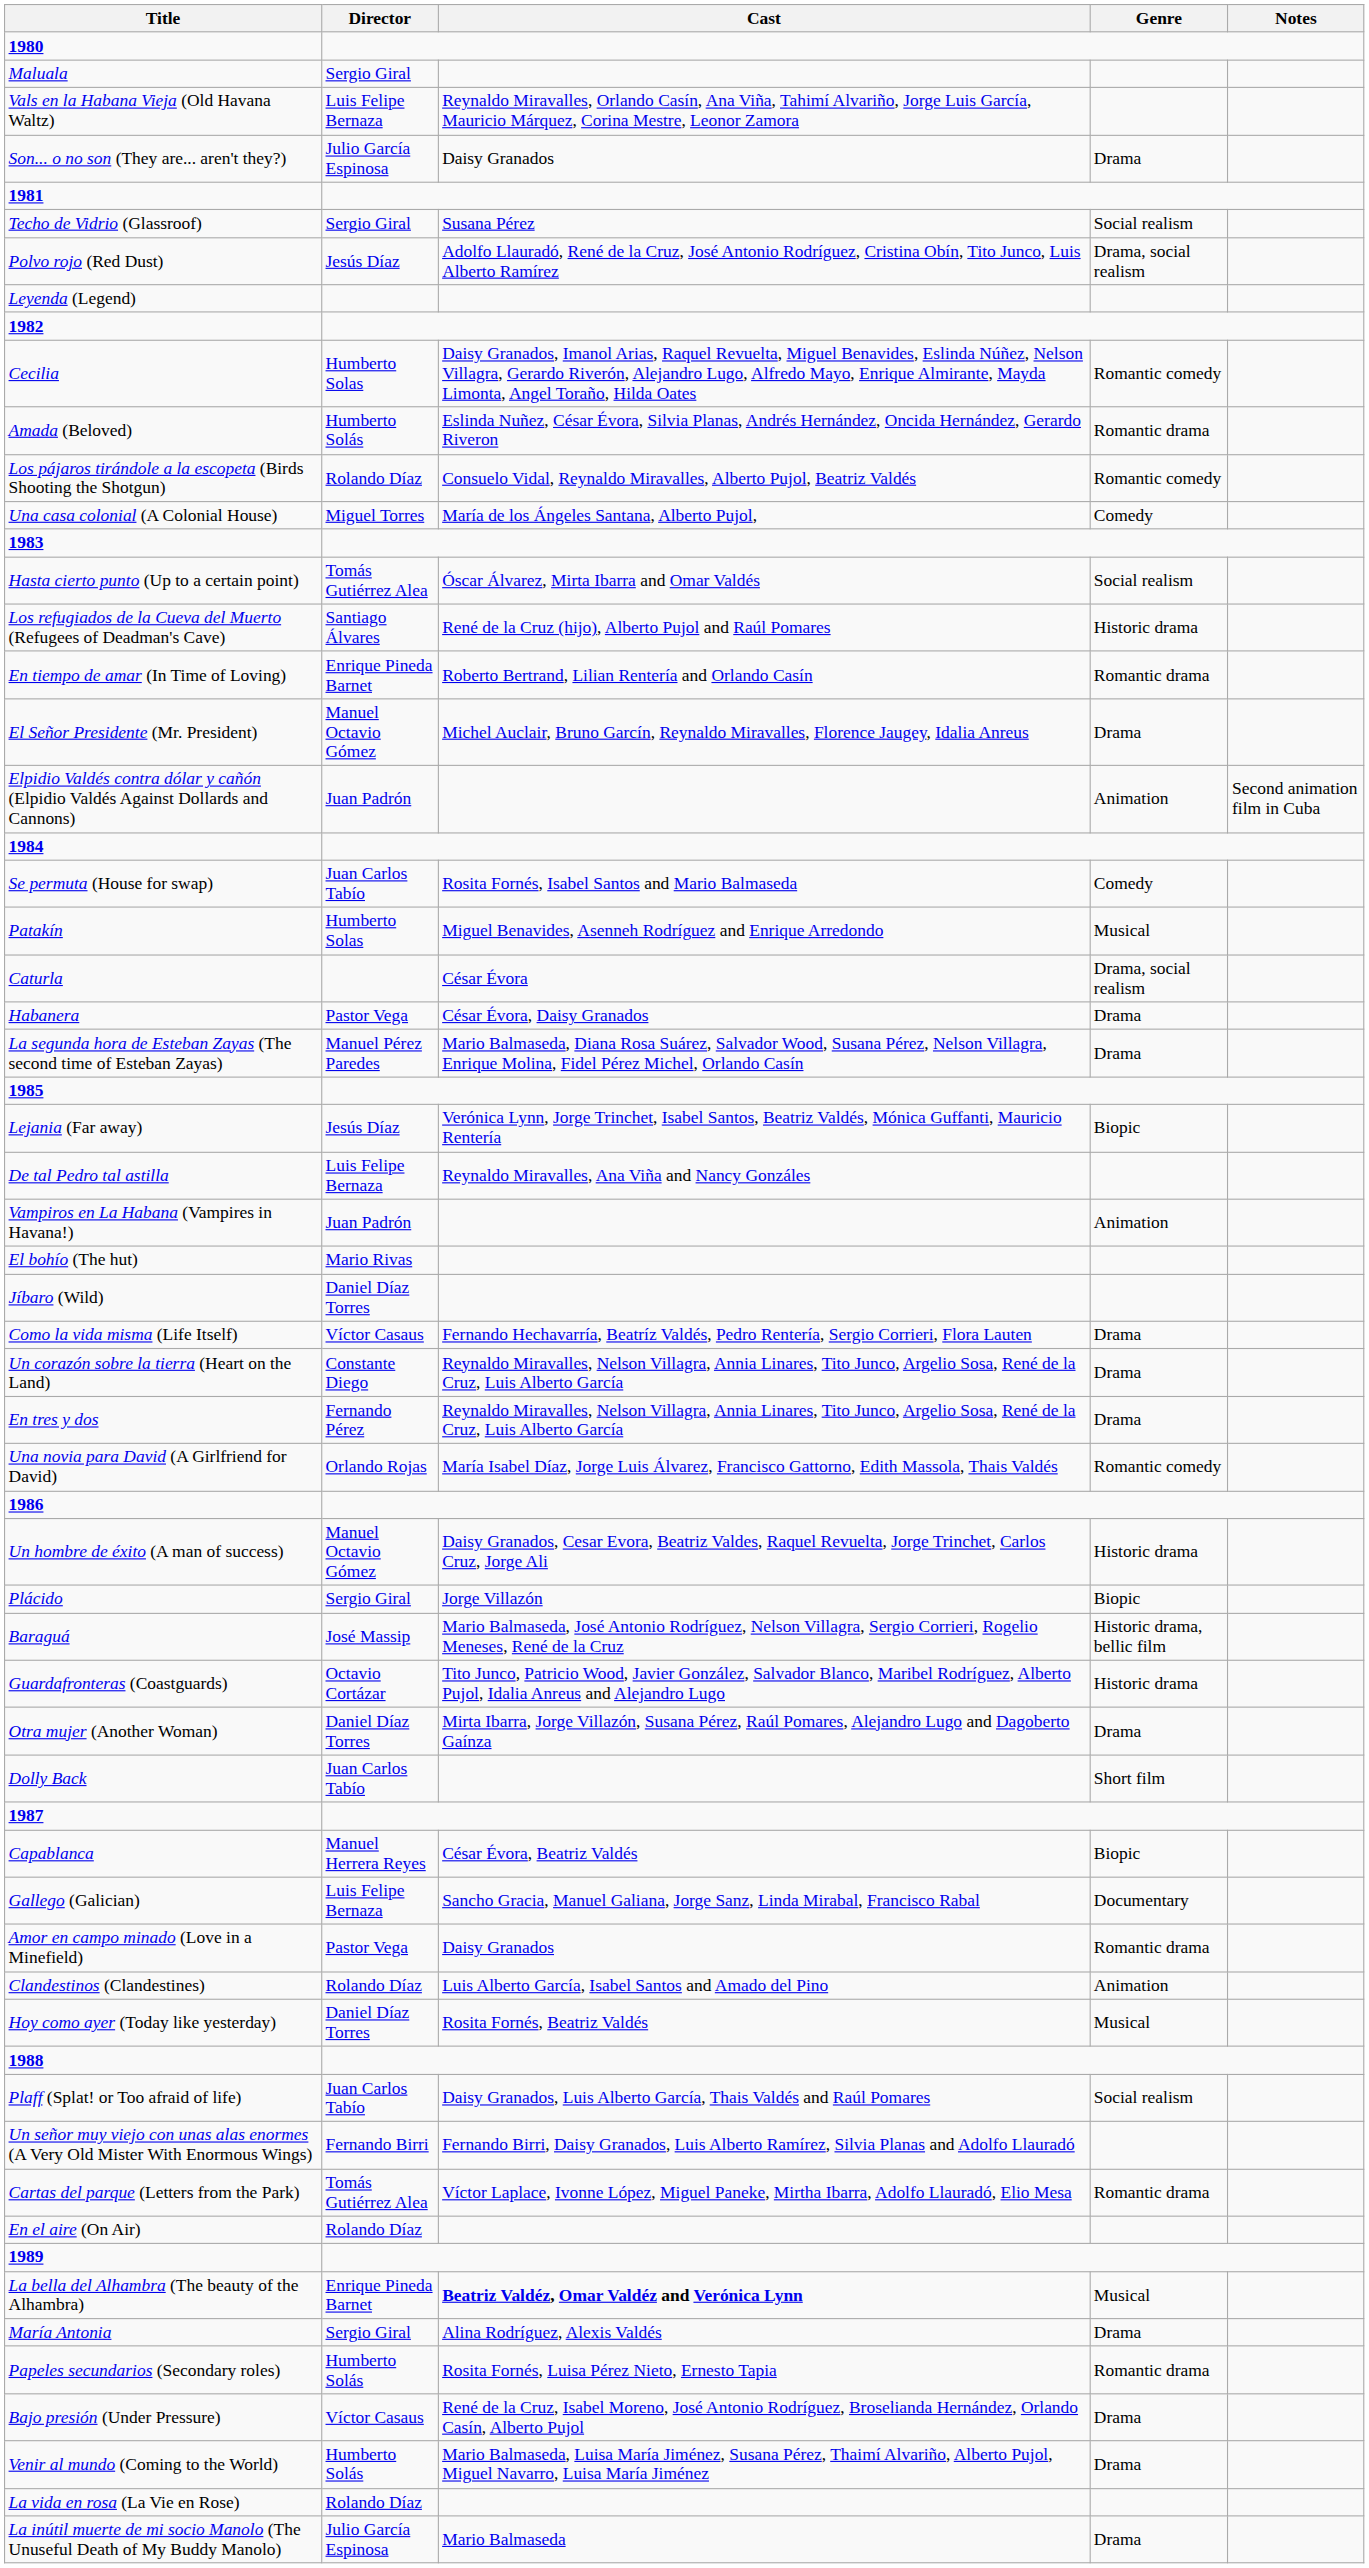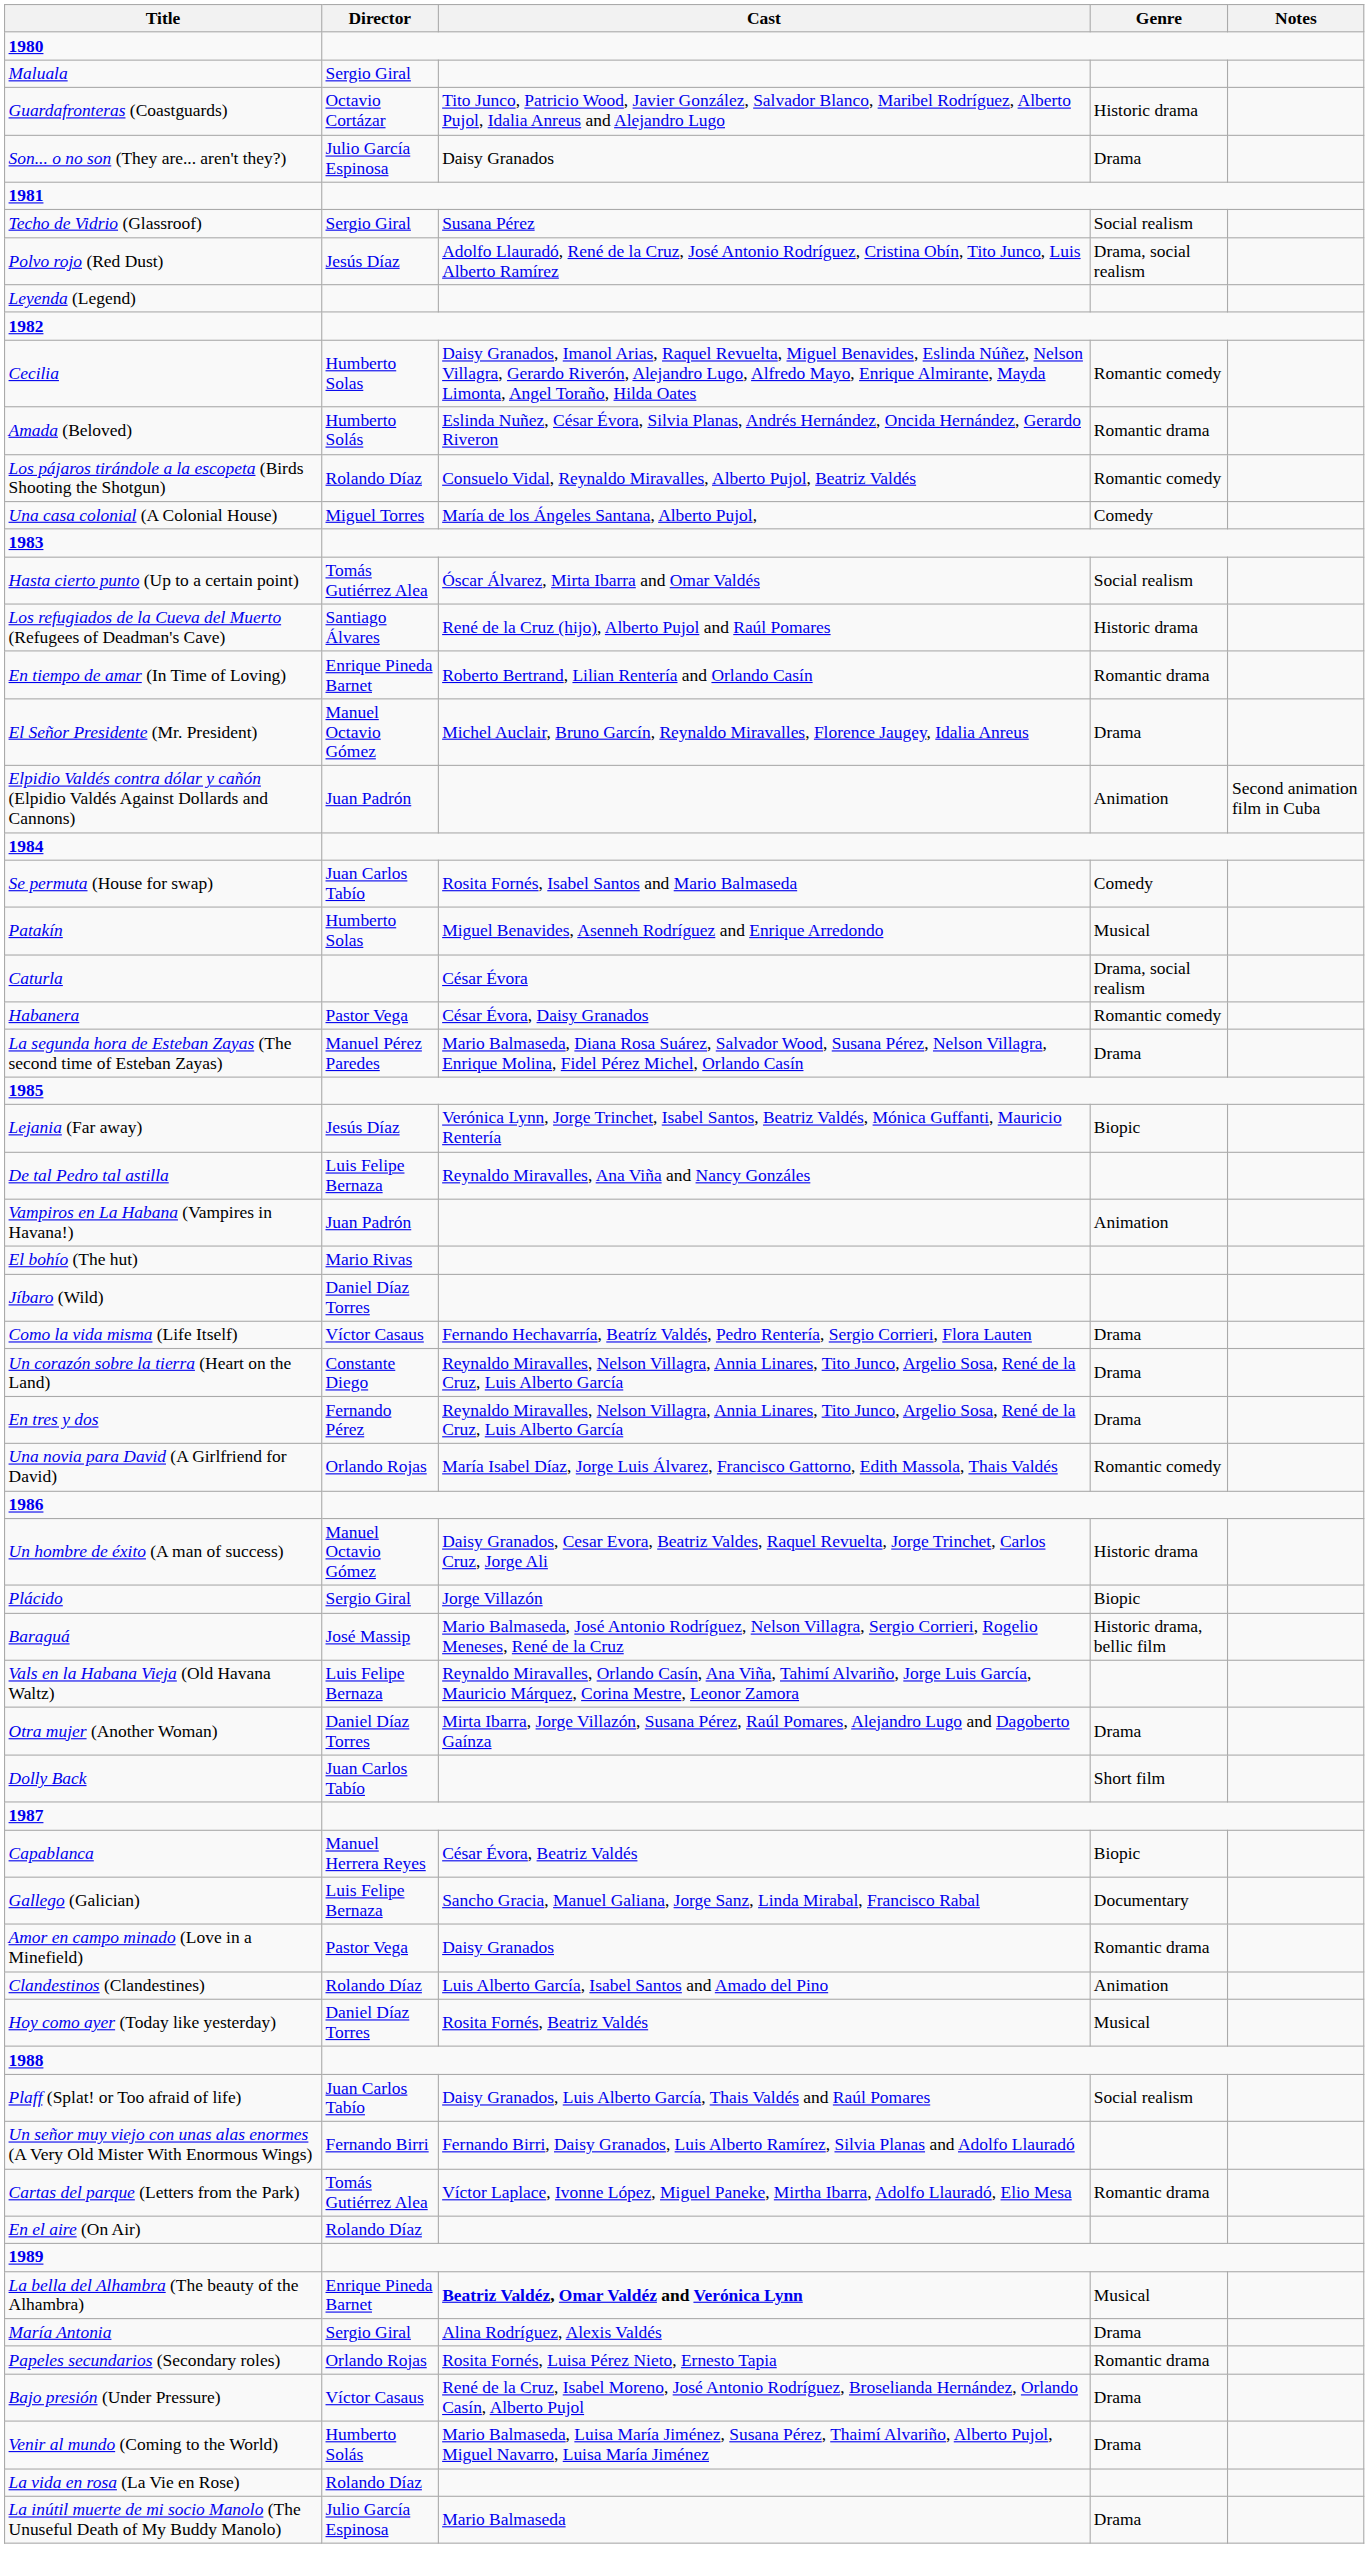rows swapped: (118, 1683) <-> (140, 111)
(1118, 1015) Drama -> (1158, 1015) Romantic comedy
(361, 2369) Humberto Solás -> (376, 2360) Orlando Rojas
